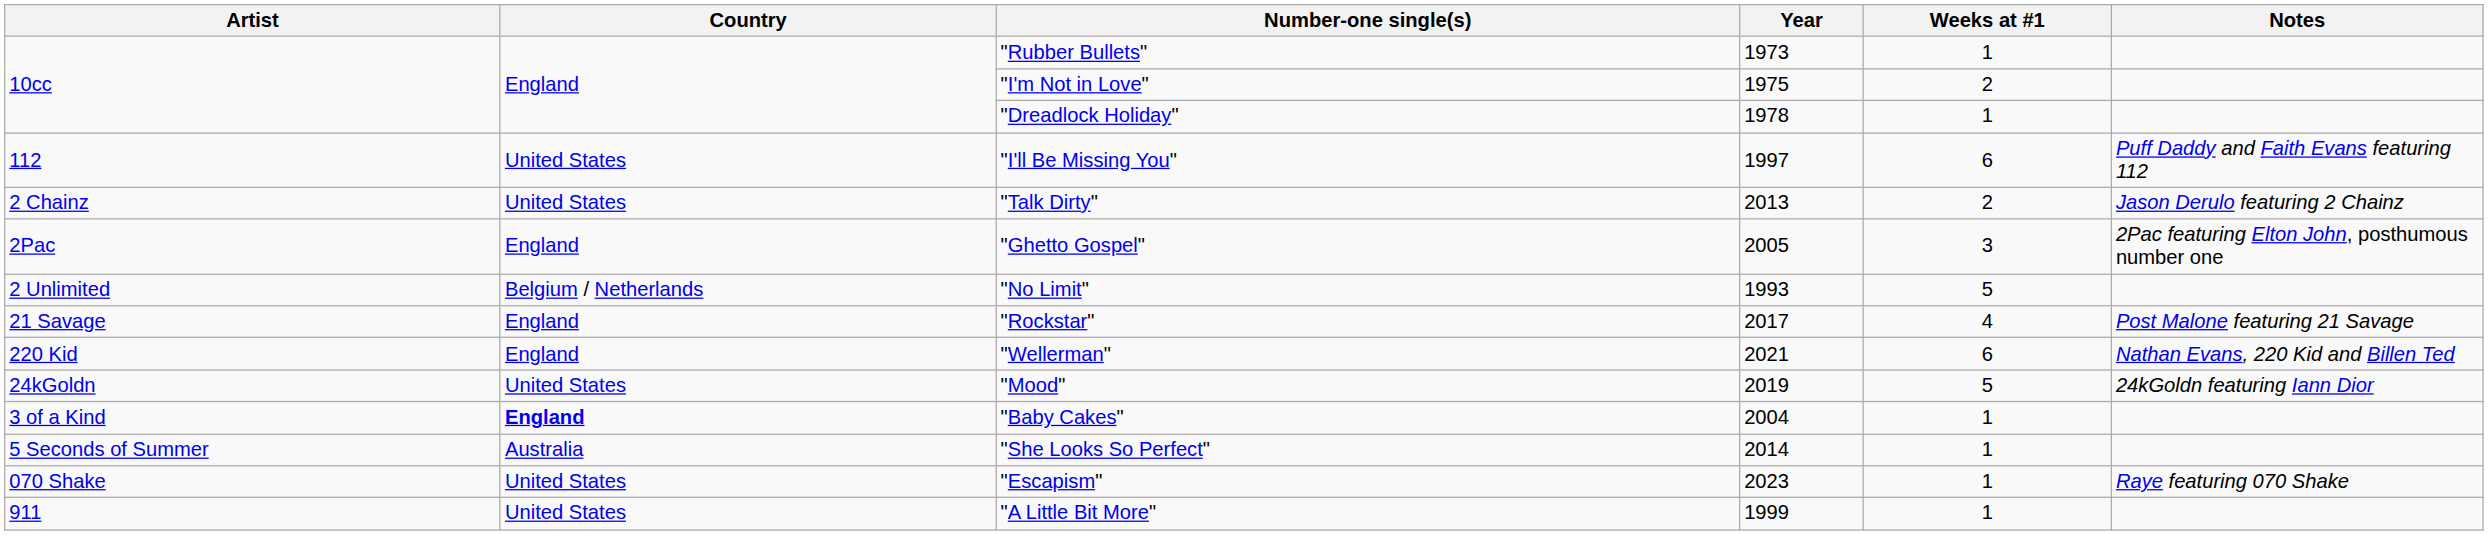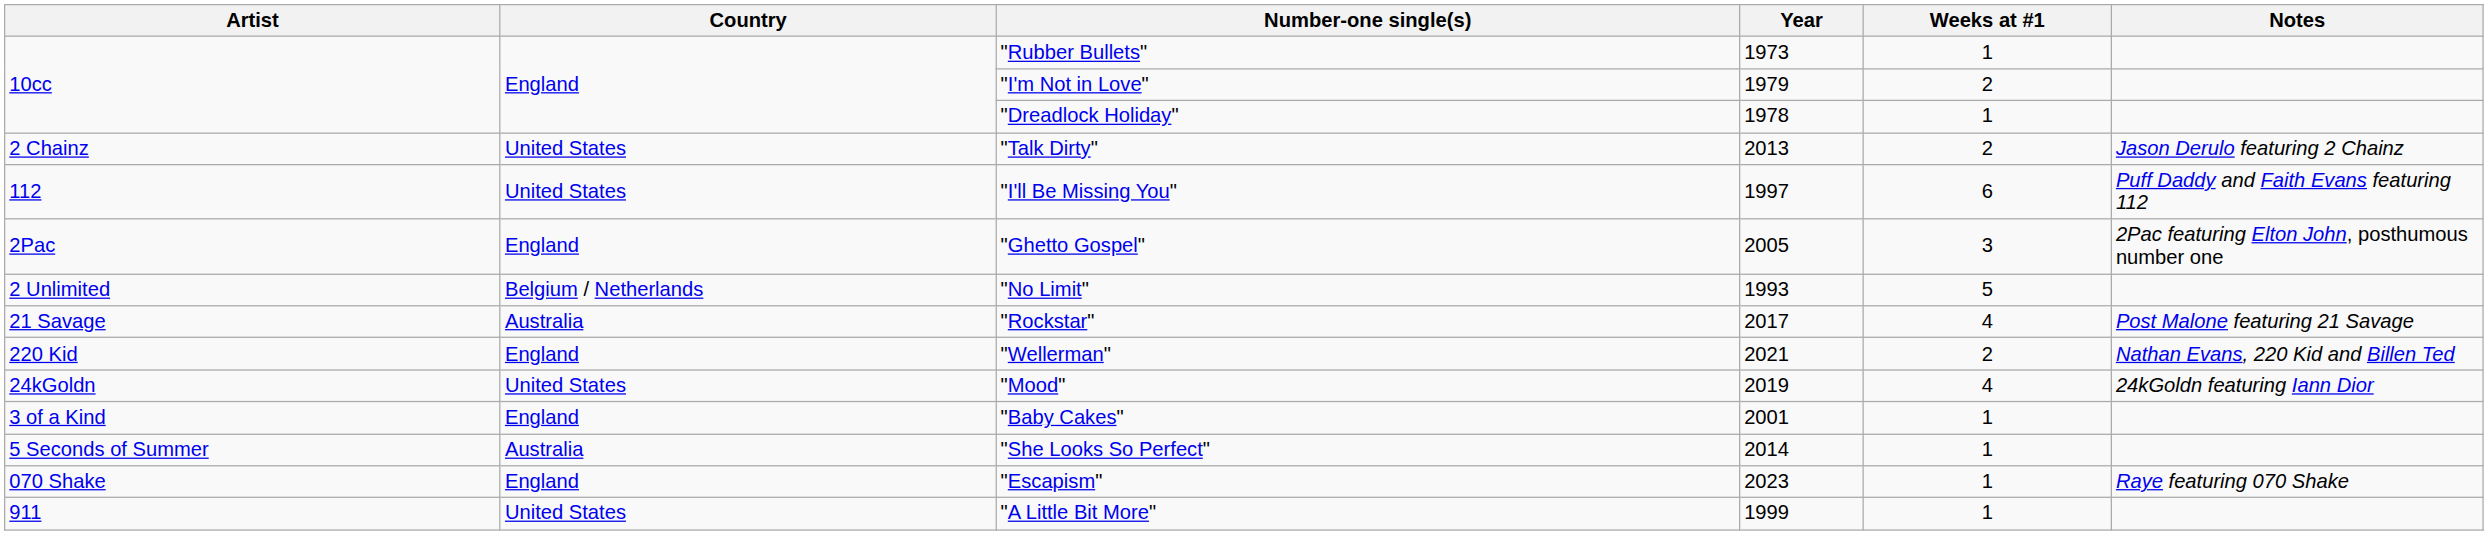(1767, 84) 1975 -> (1767, 84) 1979
rows swapped: (1089, 159) <-> (1049, 203)
(542, 321) England -> (544, 321) Australia
(1987, 353) 6 -> (1987, 353) 2
(1987, 385) 5 -> (1987, 385) 4
(545, 417) bold -> (542, 417) normal
(1767, 417) 2004 -> (1767, 417) 2001
(565, 481) United States -> (542, 481) England
